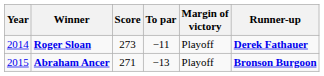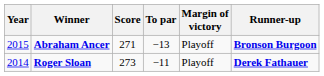rows swapped: (72, 62) <-> (62, 44)
